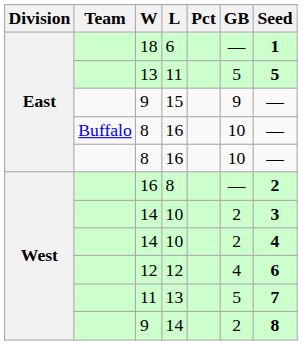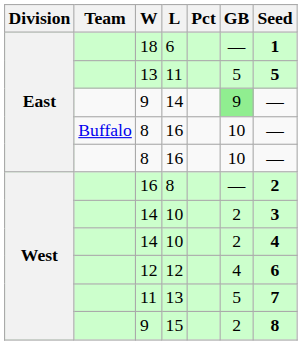(174, 102) 15 -> (174, 102) 14
(237, 102) no background -> (237, 102) lightgreen background
(174, 325) 14 -> (174, 325) 15
